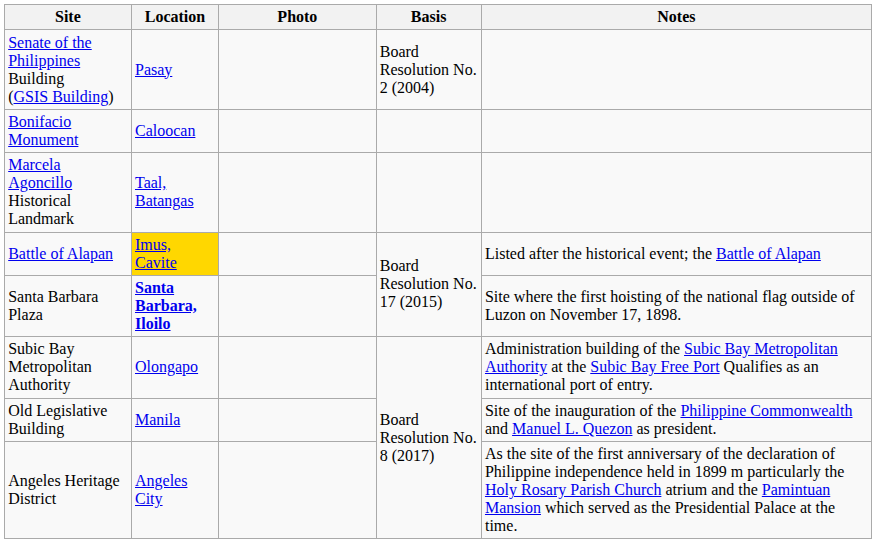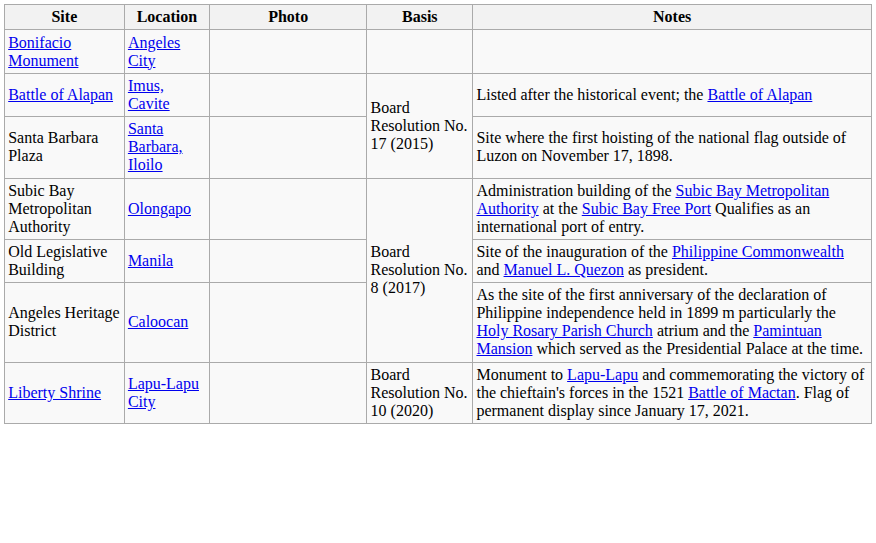- row: (61, 69)
(165, 130) Caloocan -> (154, 51) Angeles City
- row: (41, 192)
(156, 253) gold background -> (149, 94) no background
(166, 306) bold -> (155, 147) normal
(161, 490) Angeles City -> (158, 322) Caloocan
+ row: (55, 392)
